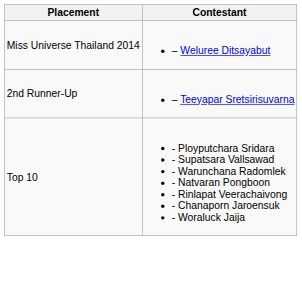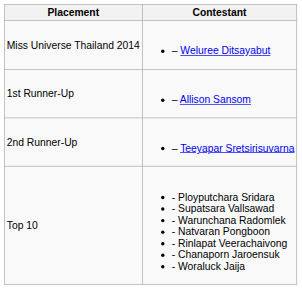+ row: (40, 94)
